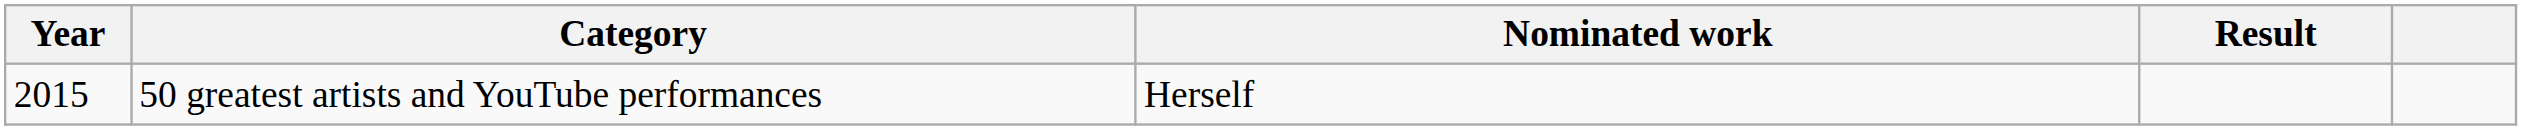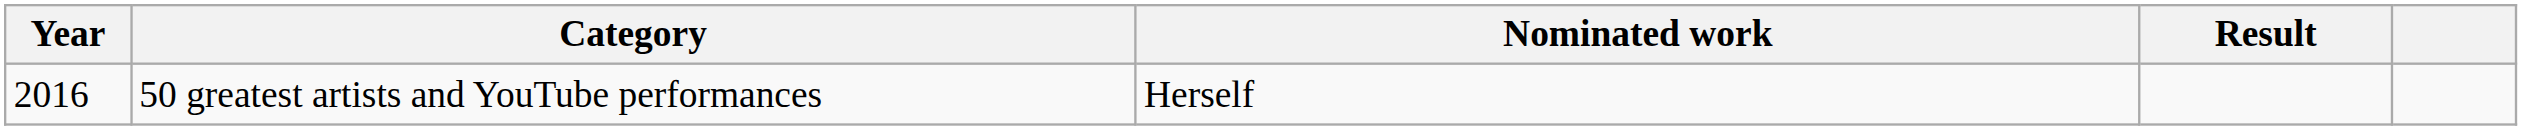(51, 93) 2015 -> (51, 93) 2016
